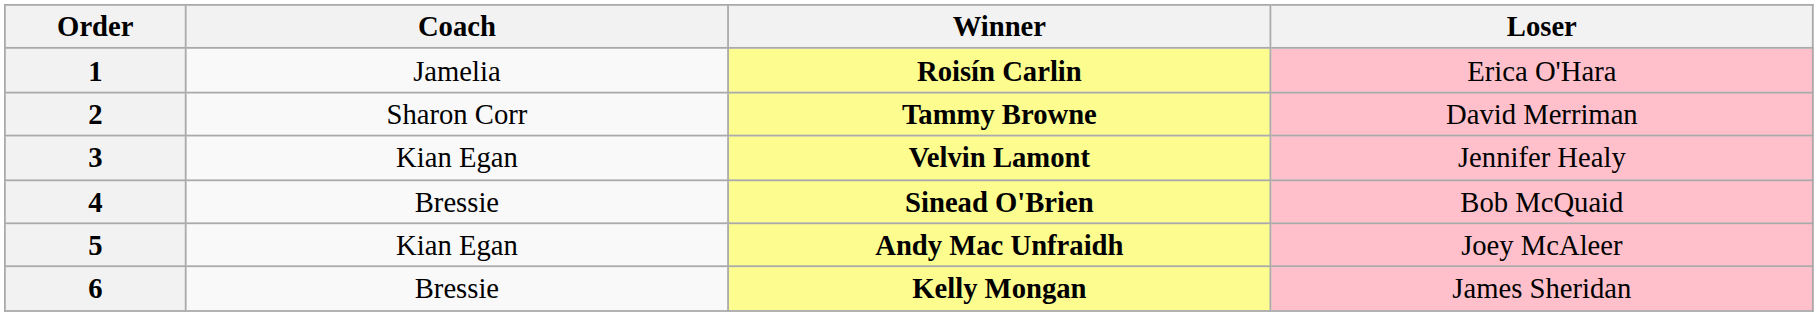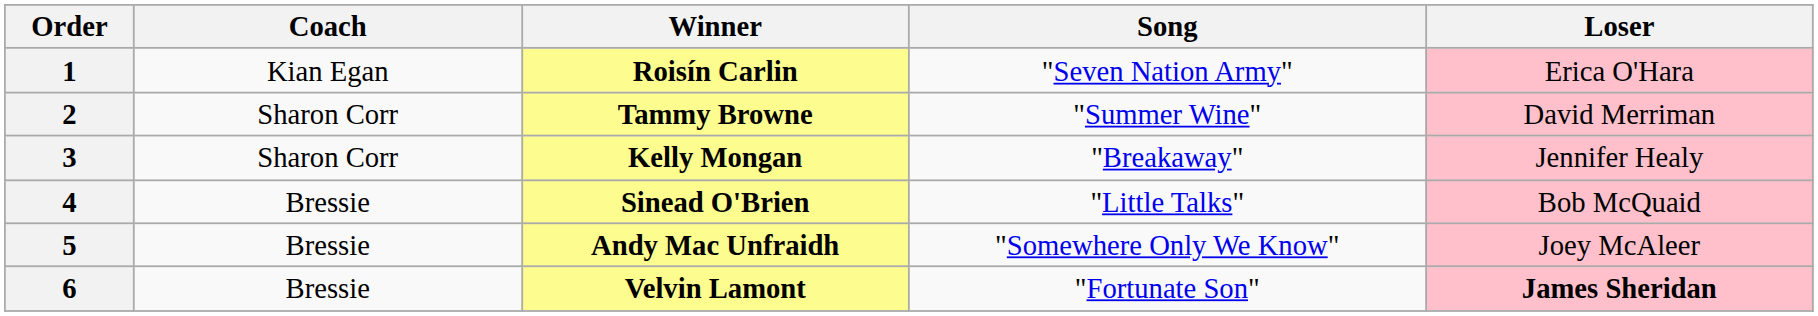+ column: (1167, 27)
(457, 70) Jamelia -> (328, 70) Kian Egan
(457, 158) Kian Egan -> (328, 158) Sharon Corr
(999, 158) Velvin Lamont -> (715, 158) Kelly Mongan
(457, 245) Kian Egan -> (328, 245) Bressie
(999, 288) Kelly Mongan -> (715, 288) Velvin Lamont
(1542, 288) normal -> (1619, 288) bold
